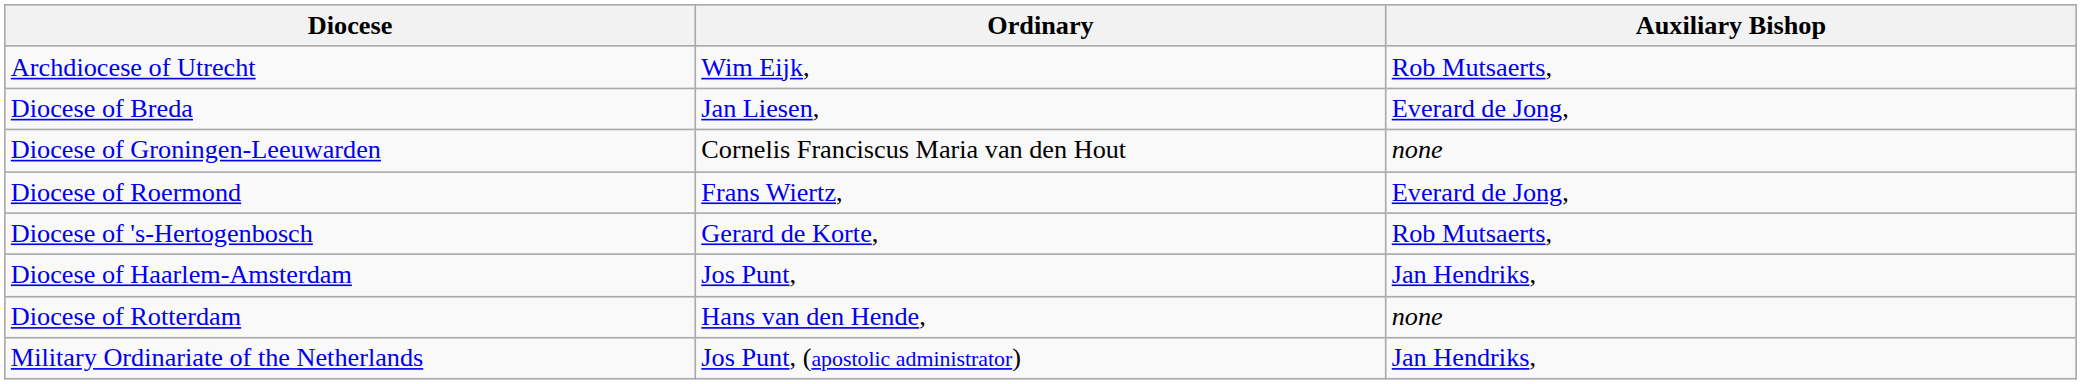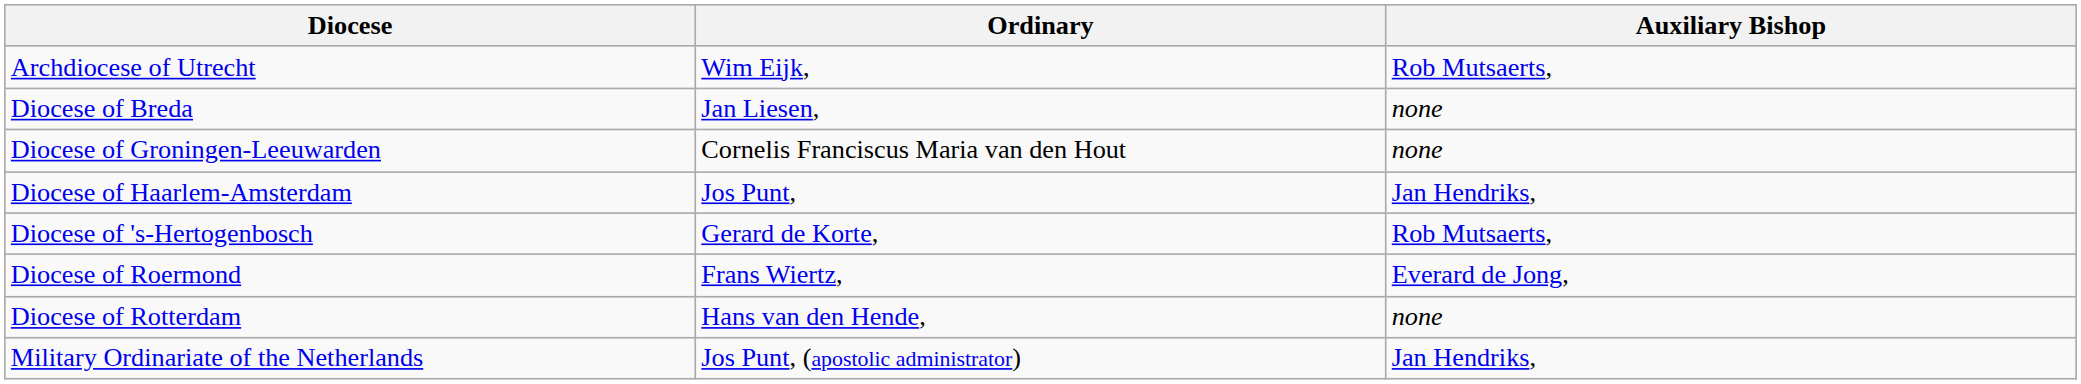(1480, 108) Everard de Jong, -> (1417, 108) none
rows swapped: (181, 274) <-> (126, 191)
